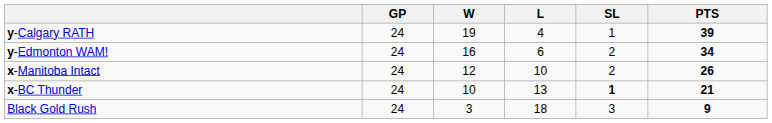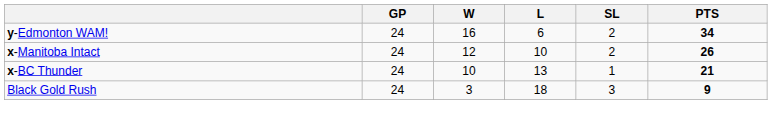- row: (51, 33)
(612, 90) bold -> (612, 71) normal
